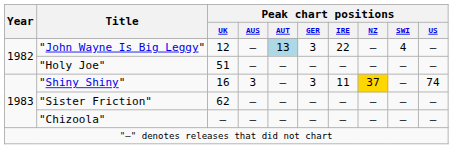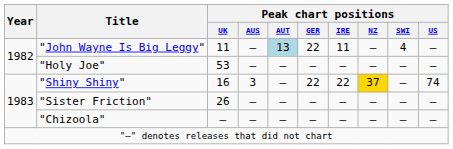(223, 47) 12 -> (223, 47) 11
(313, 47) 3 -> (313, 47) 22
(343, 47) 22 -> (343, 47) 11
(223, 65) 51 -> (223, 65) 53
(313, 83) 3 -> (313, 83) 22
(343, 83) 11 -> (343, 83) 22
(223, 101) 62 -> (223, 101) 26
